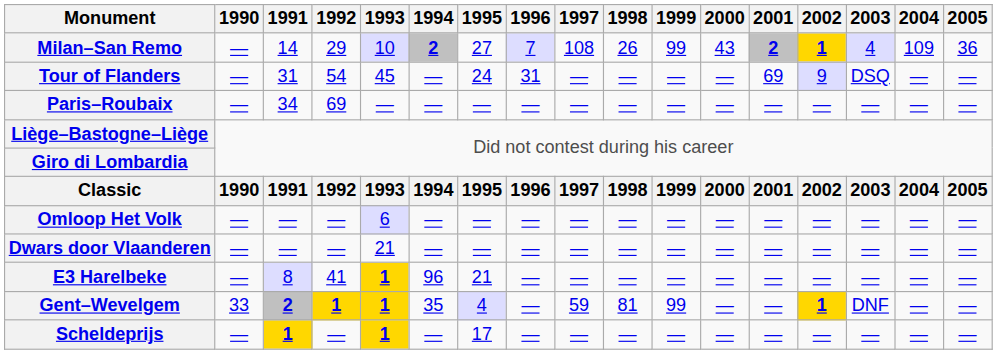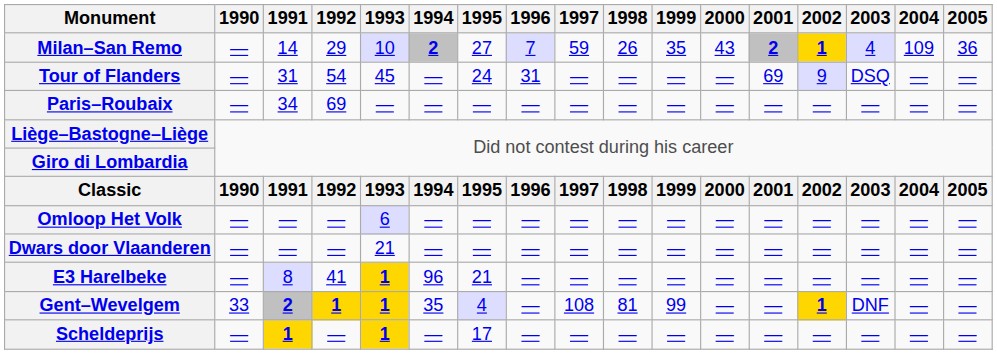(579, 47) 108 -> (579, 47) 59
(676, 47) 99 -> (676, 47) 35
(579, 305) 59 -> (579, 305) 108
